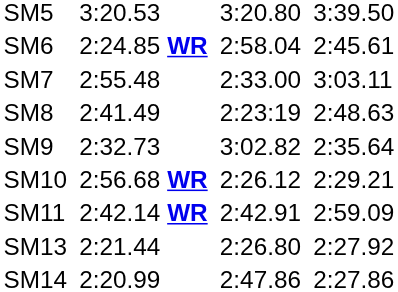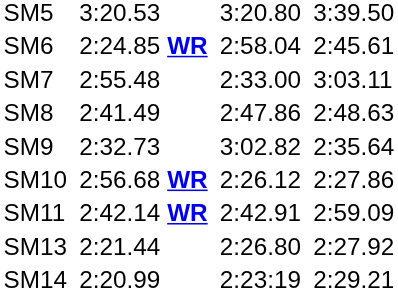(260, 113) 2:23:19 -> (260, 113) 2:47.86
(354, 180) 2:29.21 -> (354, 180) 2:27.86
(260, 280) 2:47.86 -> (260, 280) 2:23:19
(354, 280) 2:27.86 -> (354, 280) 2:29.21
